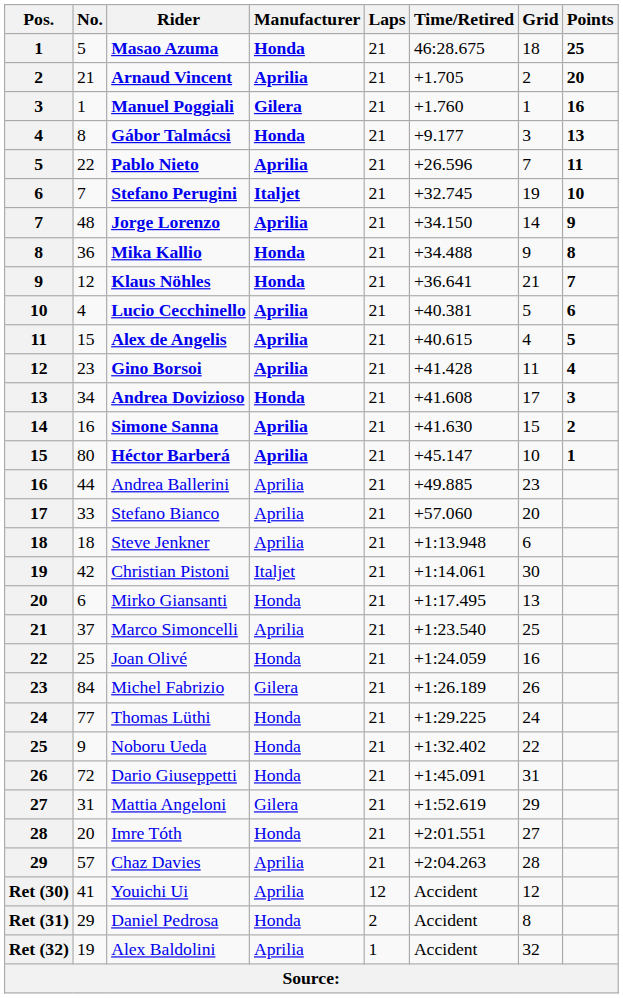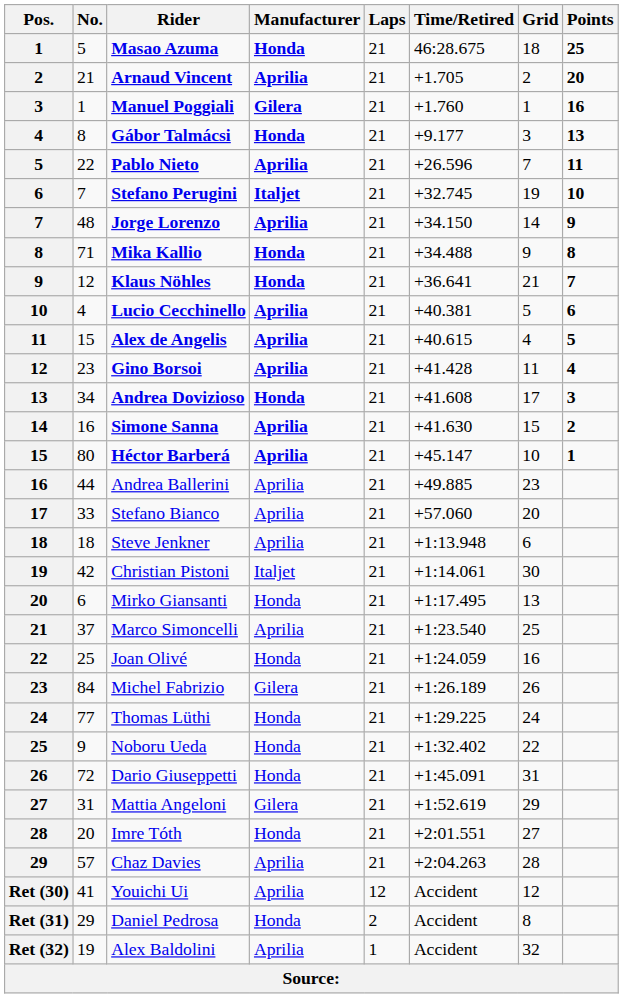(86, 251) 36 -> (86, 251) 71
